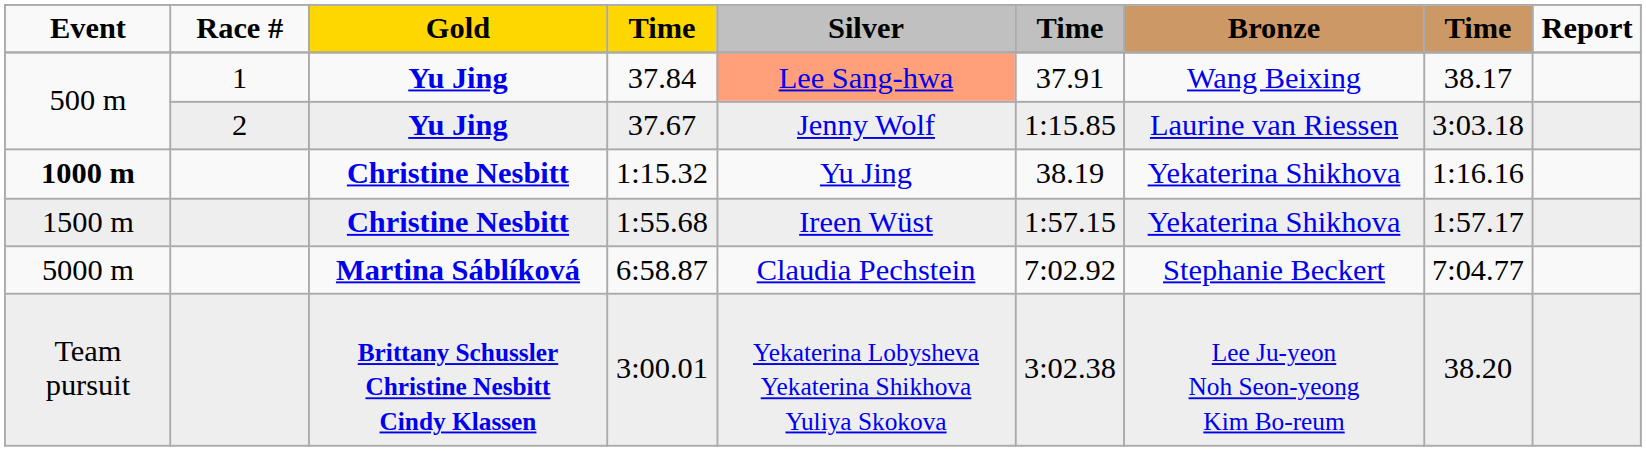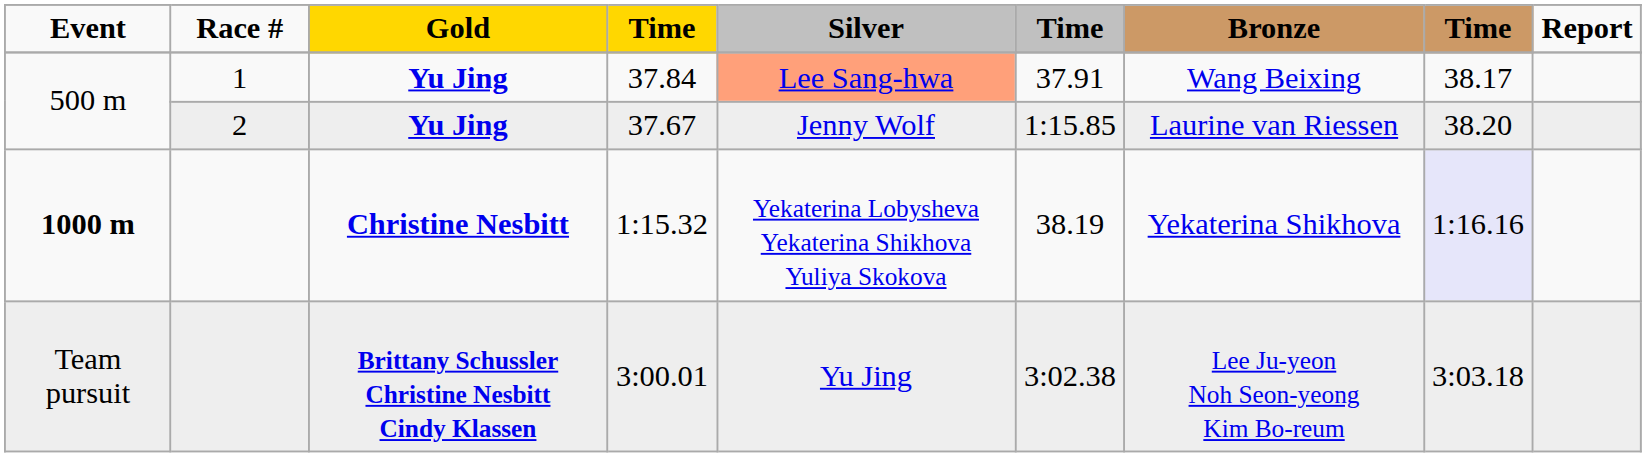(1478, 125) 3:03.18 -> (1478, 125) 38.20
(866, 173) Yu Jing -> (866, 243) Yekaterina Lobysheva Yekaterina Shikhova Yuliya Skokova
(1478, 173) no background -> (1478, 224) lavender background
- row: (662, 221)
- row: (662, 269)
(866, 388) Yekaterina Lobysheva Yekaterina Shikhova Yuliya Skokova -> (866, 375) Yu Jing
(1478, 369) 38.20 -> (1478, 375) 3:03.18
